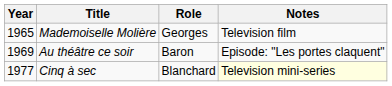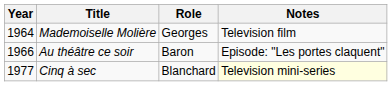(20, 33) 1965 -> (20, 33) 1964
(20, 52) 1969 -> (20, 52) 1966
